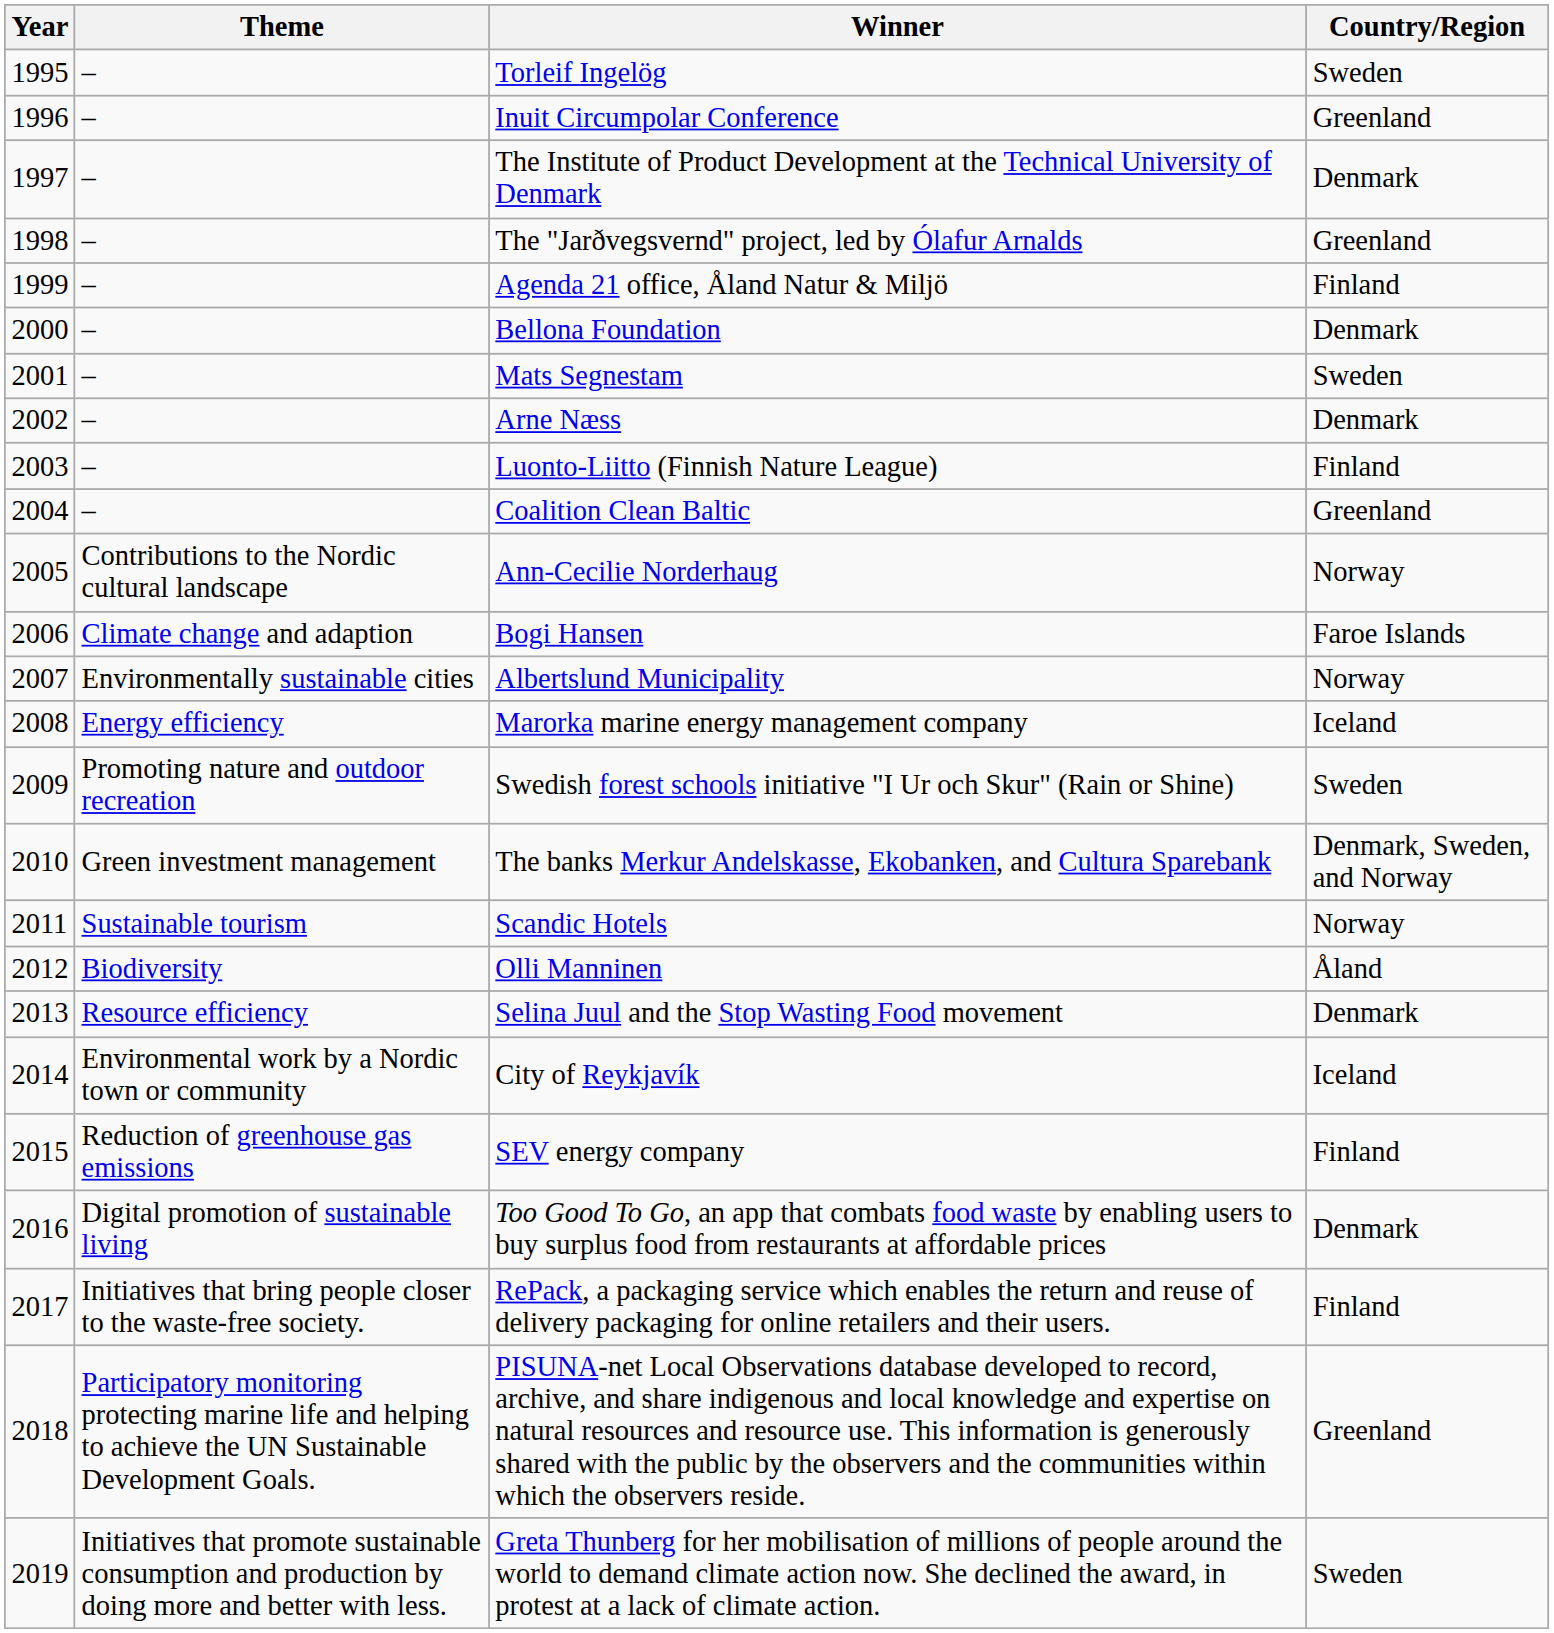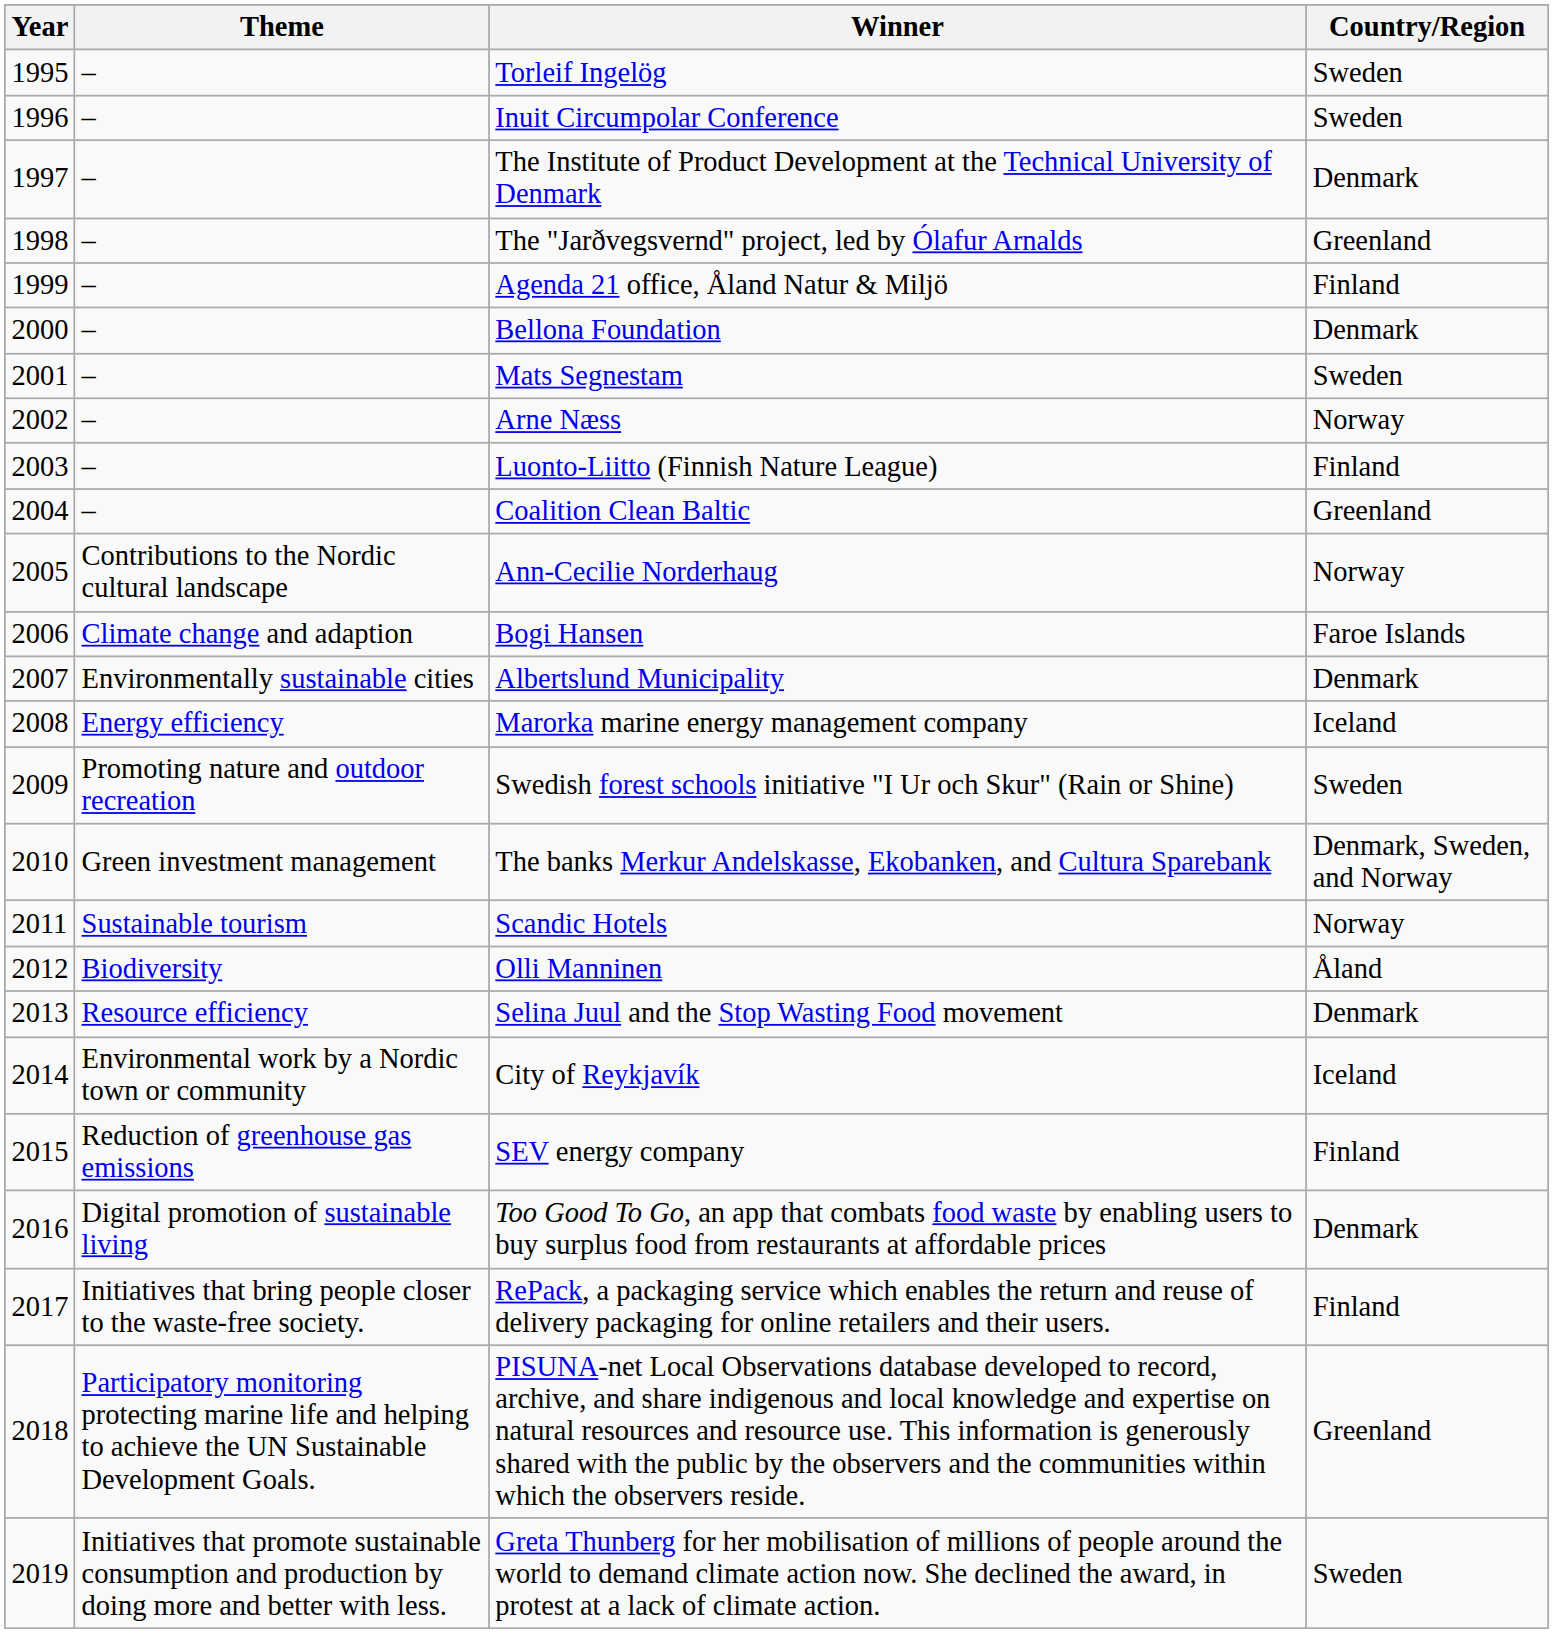(1372, 117) Greenland -> (1358, 117) Sweden
(1366, 420) Denmark -> (1359, 420) Norway
(1359, 678) Norway -> (1366, 678) Denmark
